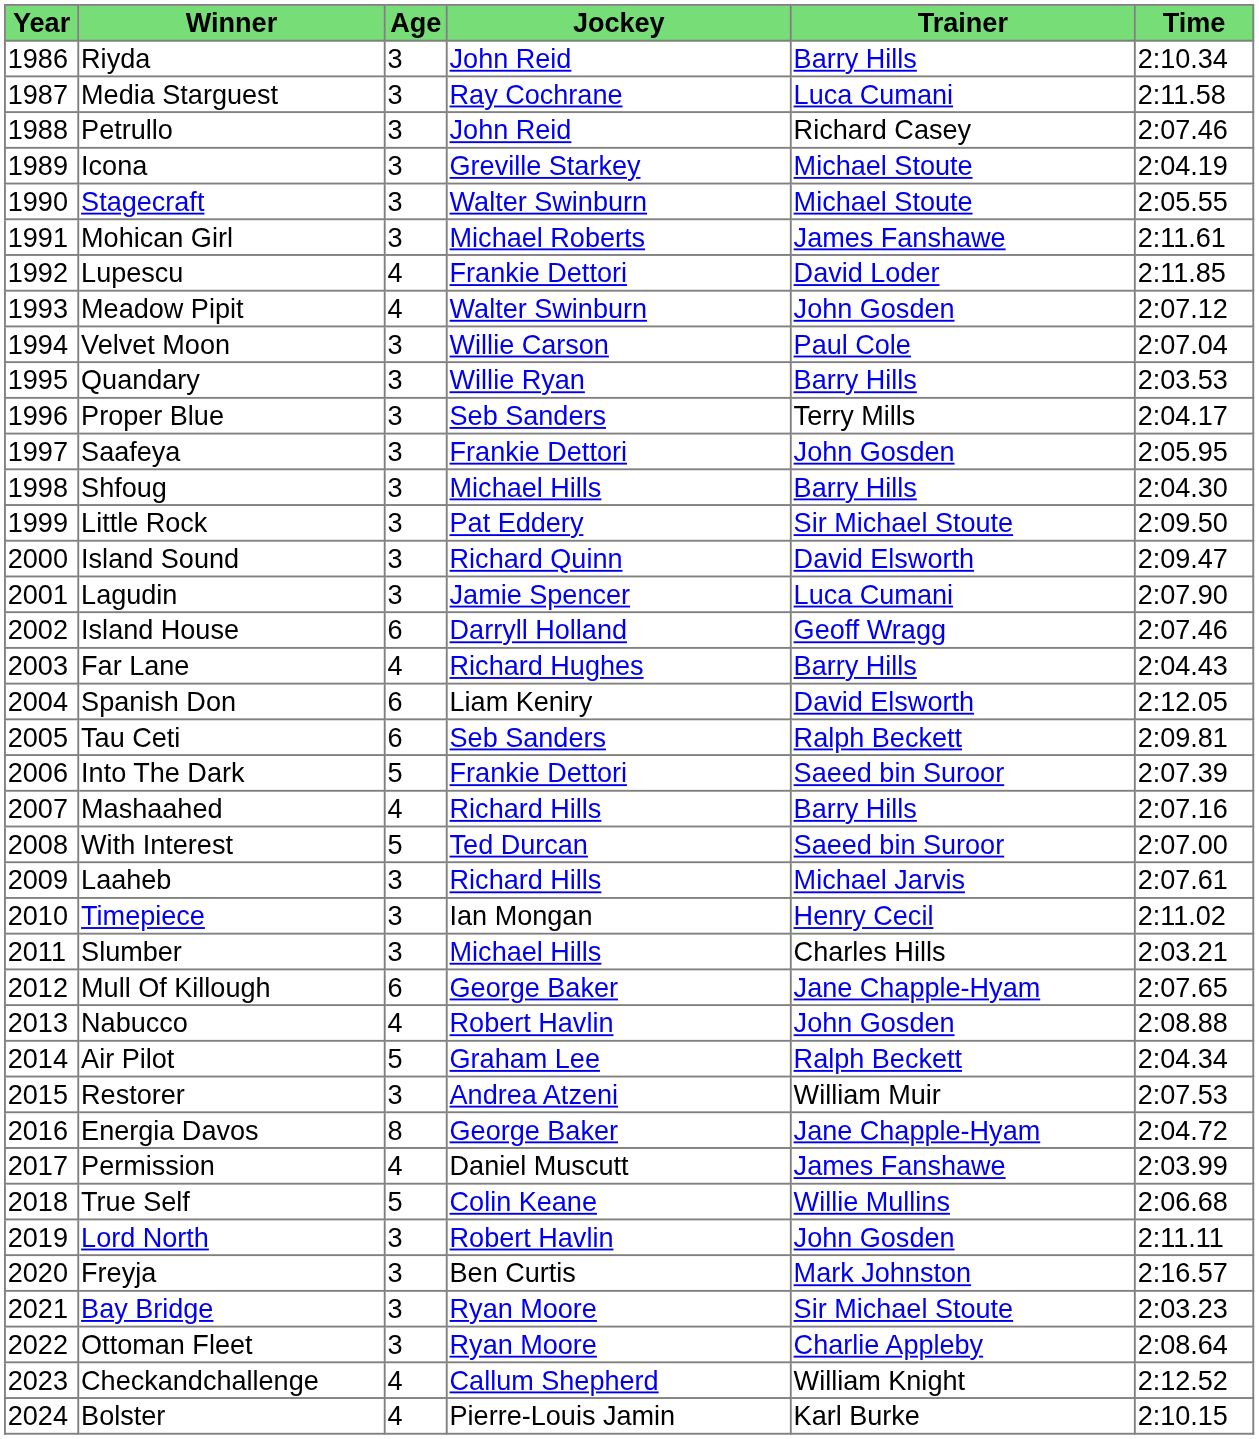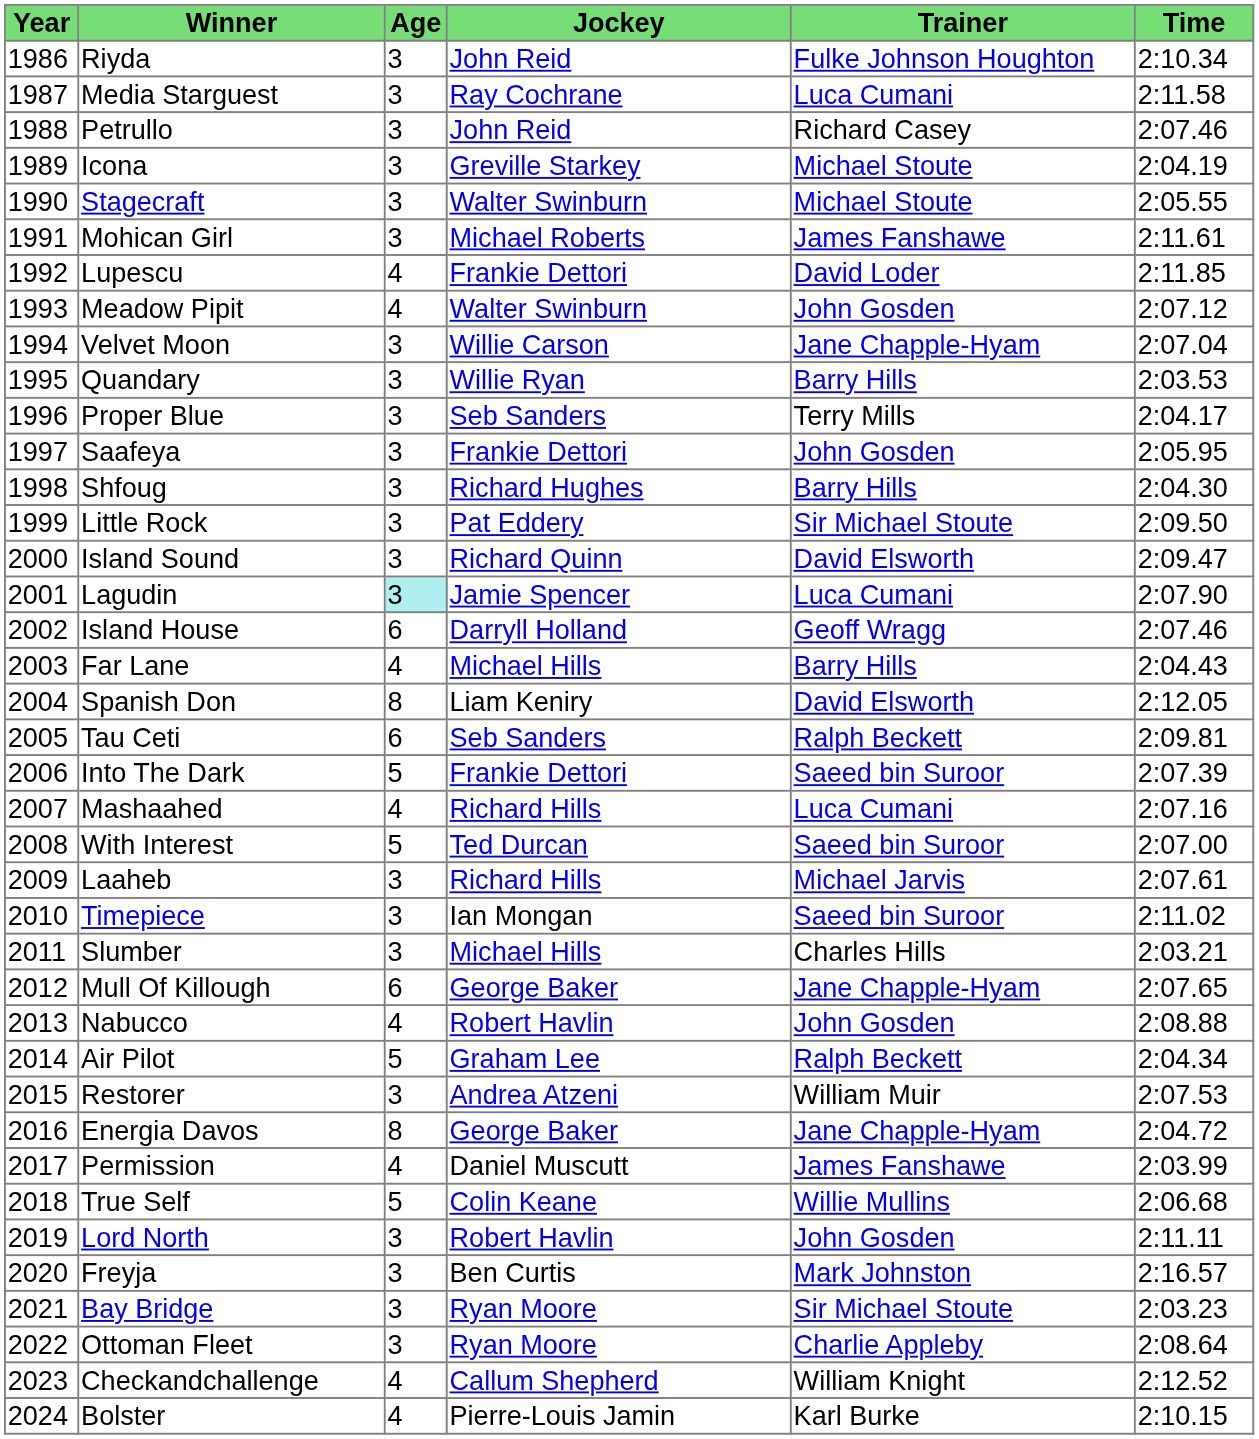(855, 59) Barry Hills -> (944, 59) Fulke Johnson Houghton
(852, 344) Paul Cole -> (917, 344) Jane Chapple-Hyam
(525, 487) Michael Hills -> (547, 487) Richard Hughes
(395, 594) no background -> (395, 594) paleturquoise background
(547, 666) Richard Hughes -> (525, 666) Michael Hills
(395, 701) 6 -> (395, 701) 8
(855, 809) Barry Hills -> (873, 809) Luca Cumani
(864, 916) Henry Cecil -> (899, 916) Saeed bin Suroor
